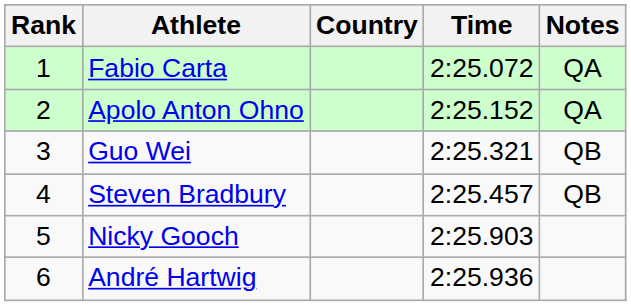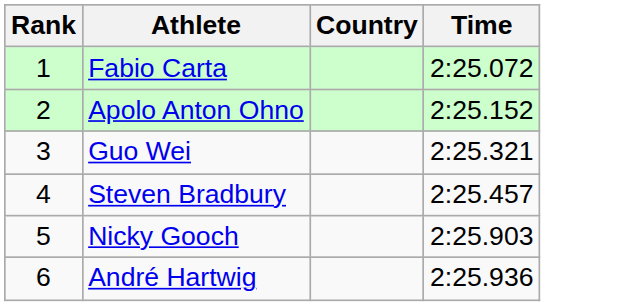- column: (583, 25)
